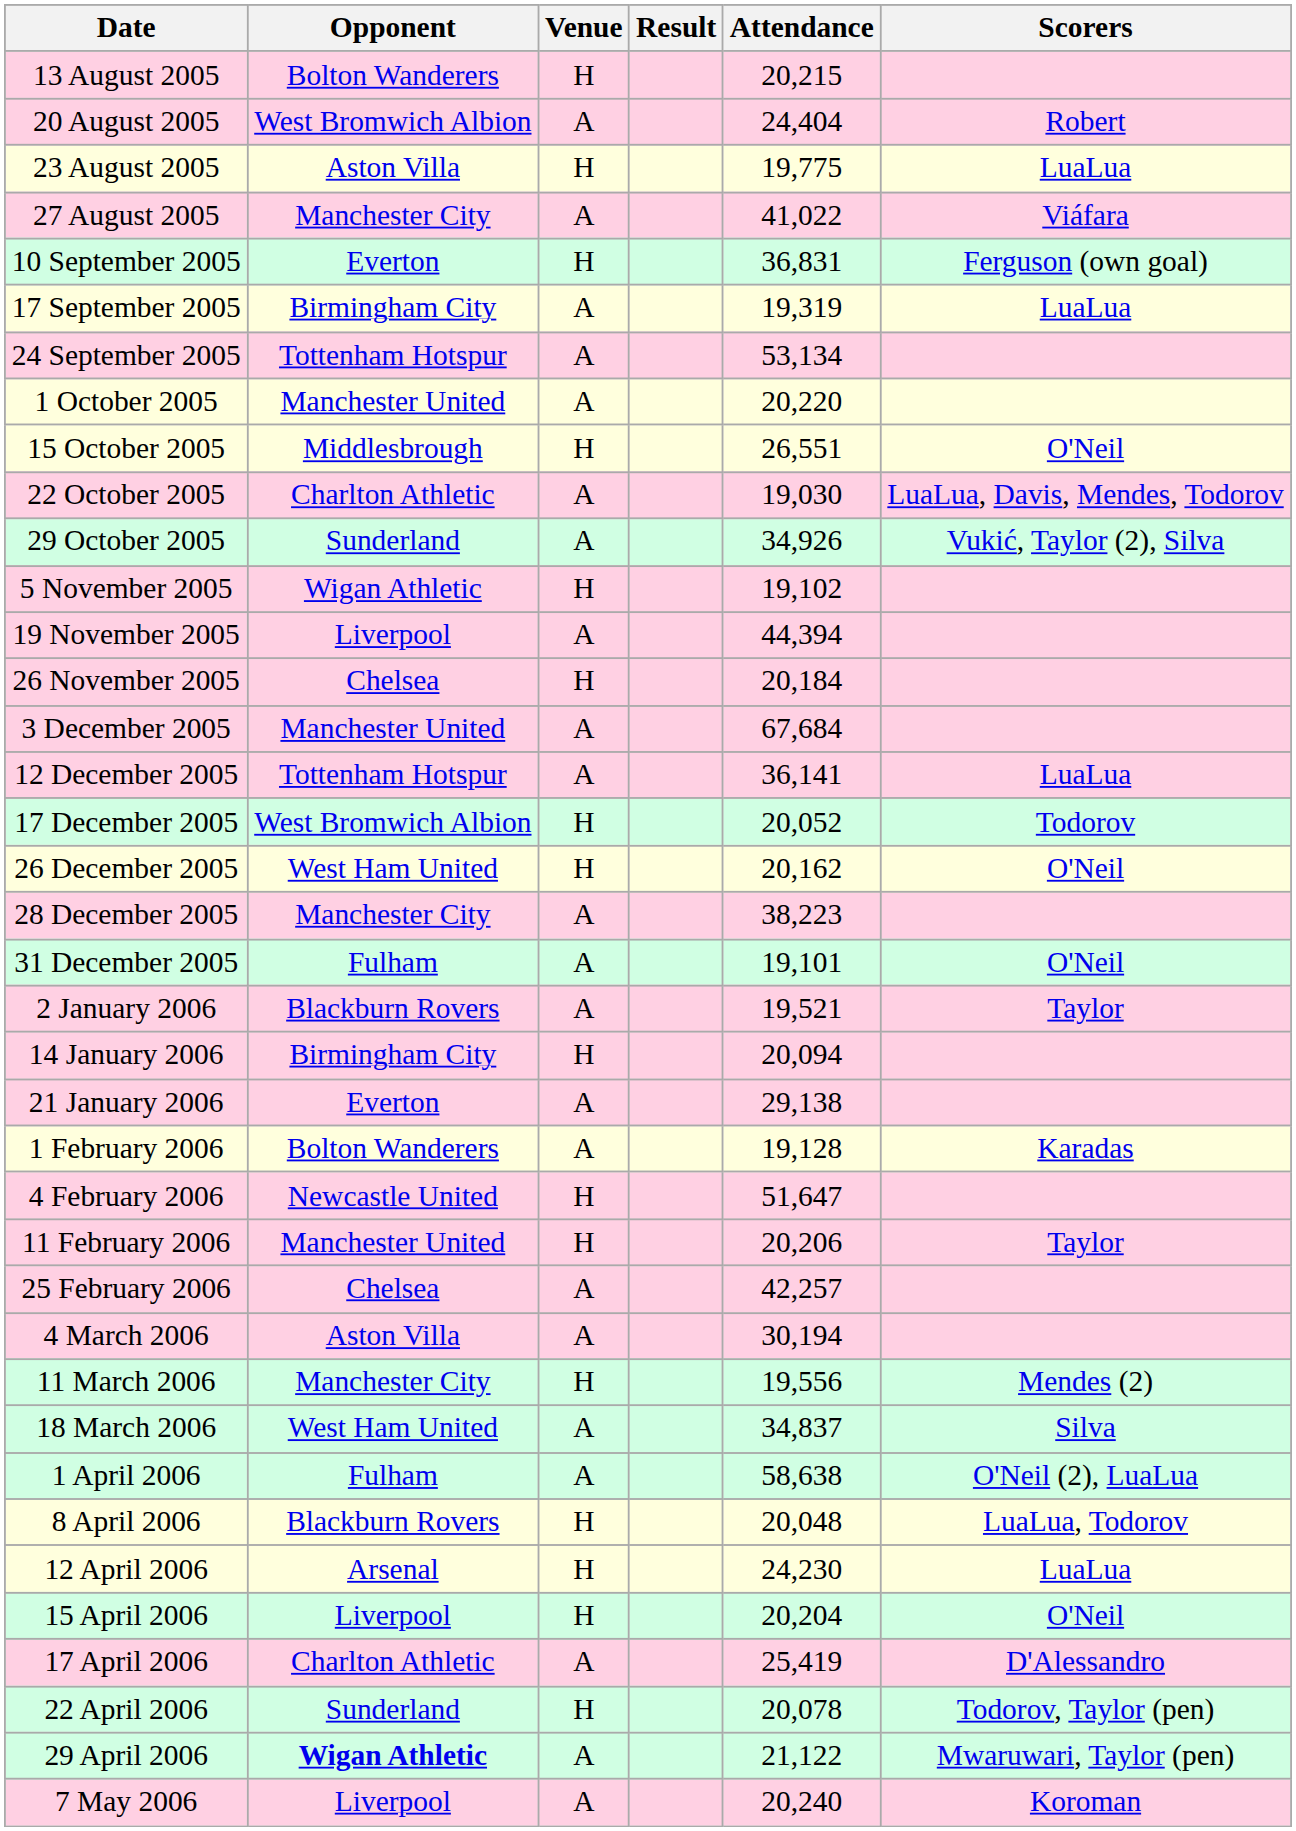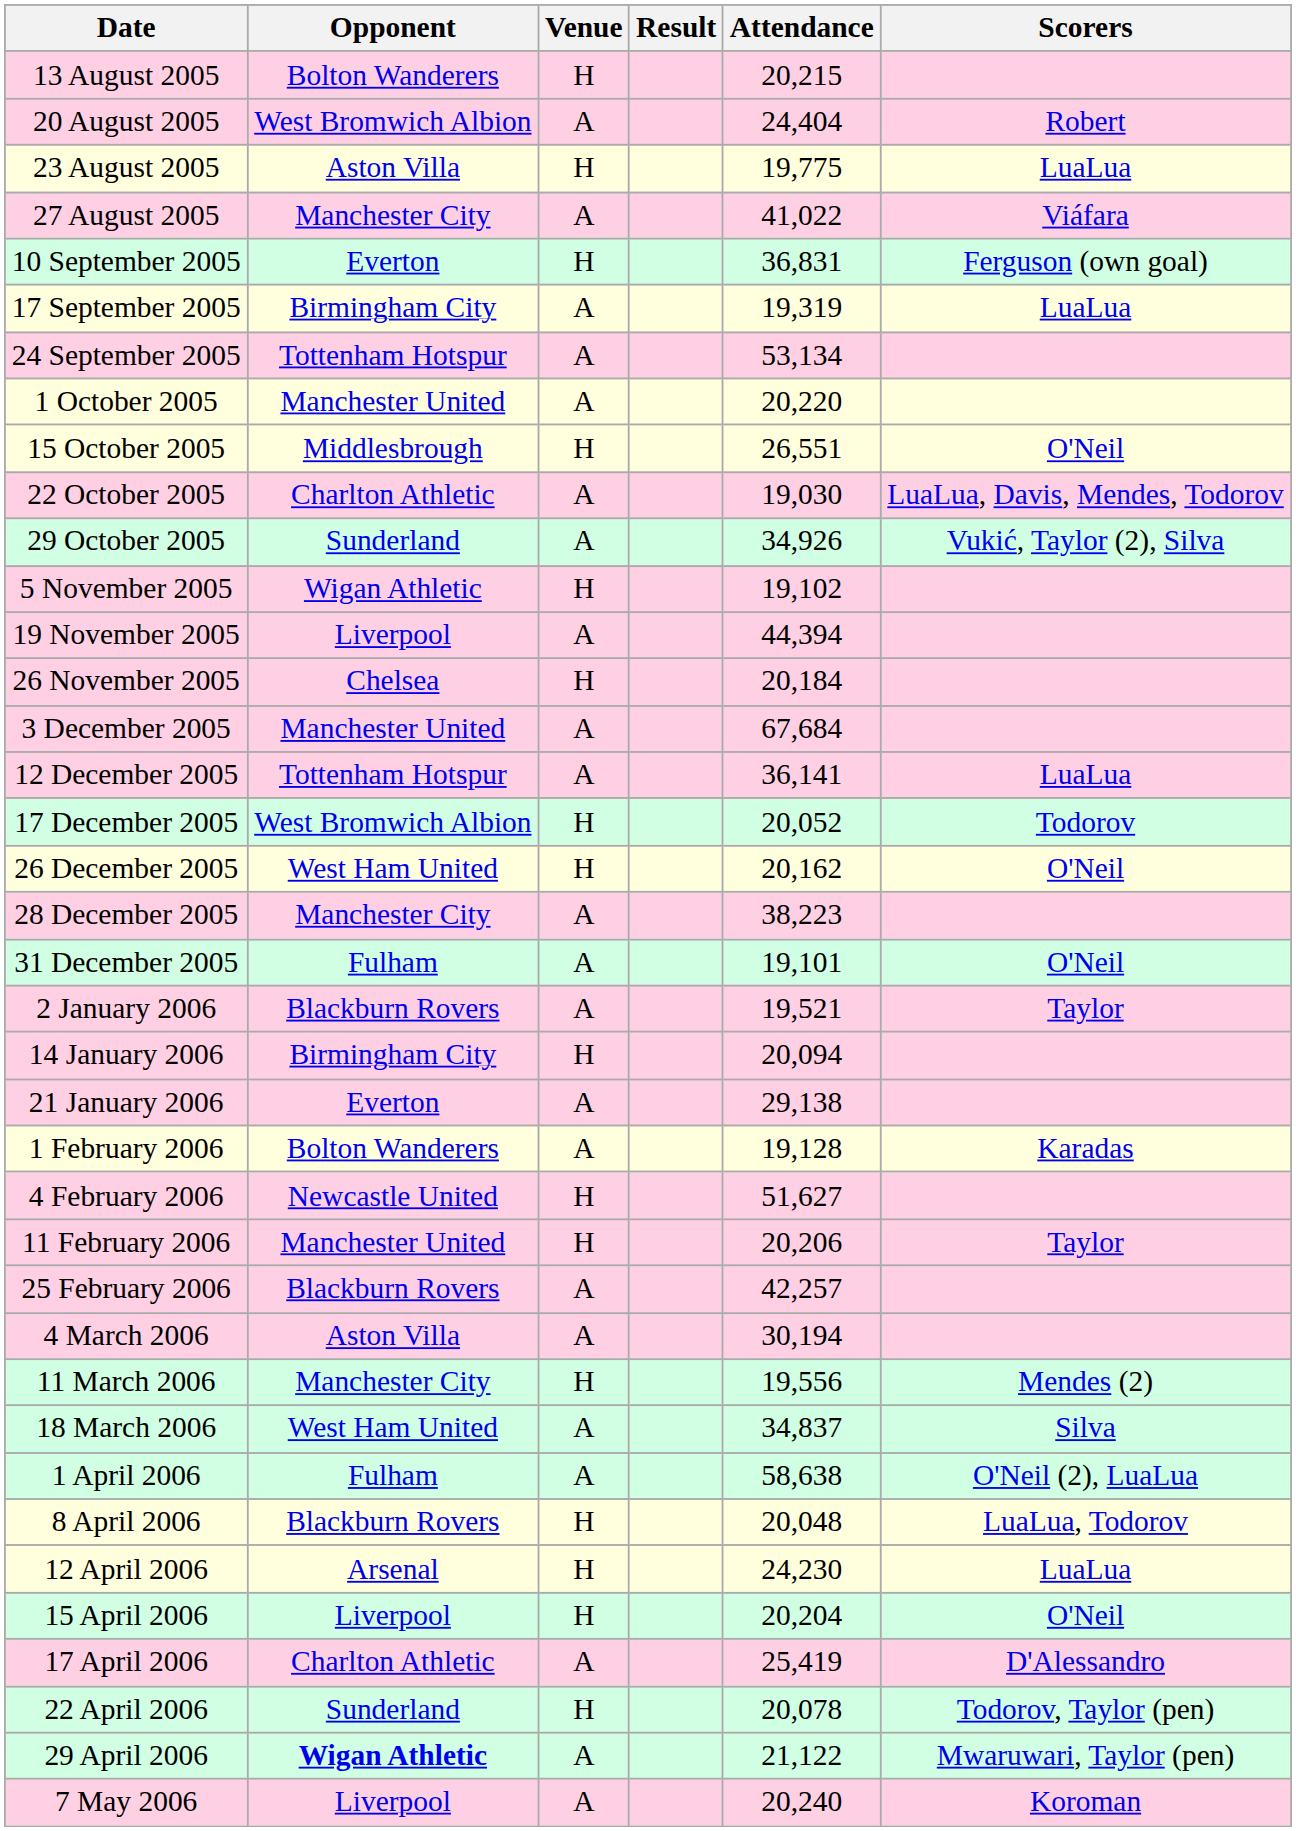(802, 1195) 51,647 -> (802, 1195) 51,627
(393, 1288) Chelsea -> (393, 1288) Blackburn Rovers
